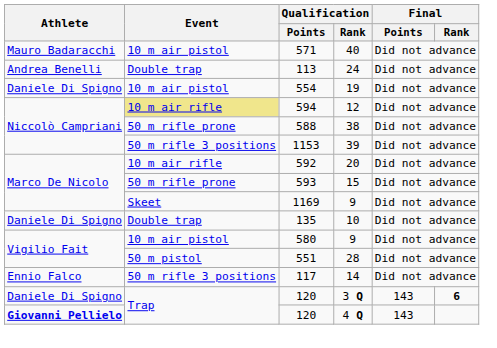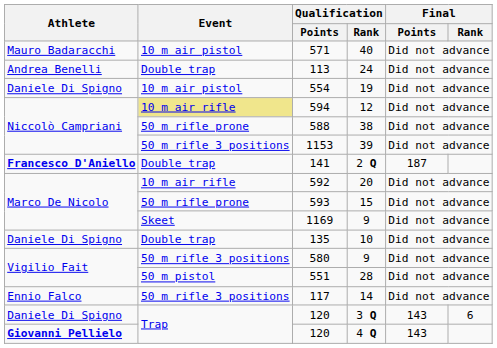+ row: (320, 163)
(178, 239) 10 m air pistol -> (215, 258) 50 m rifle 3 positions
(457, 295) bold -> (470, 314) normal
